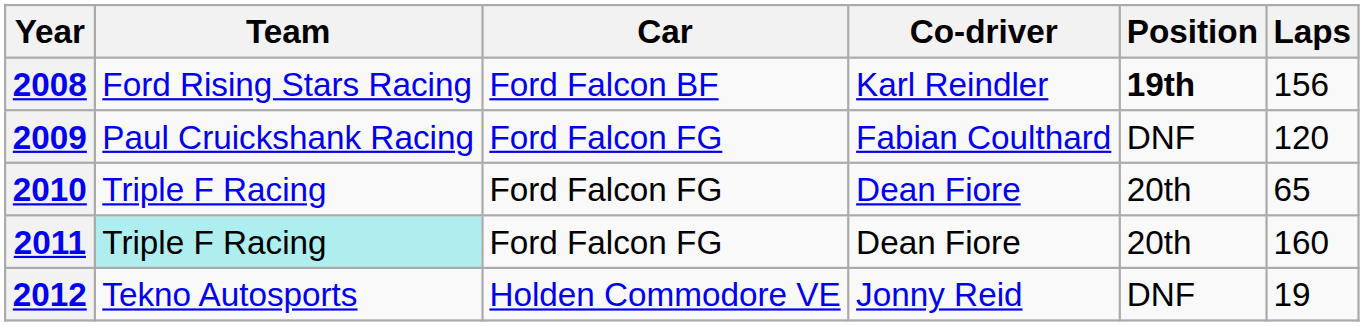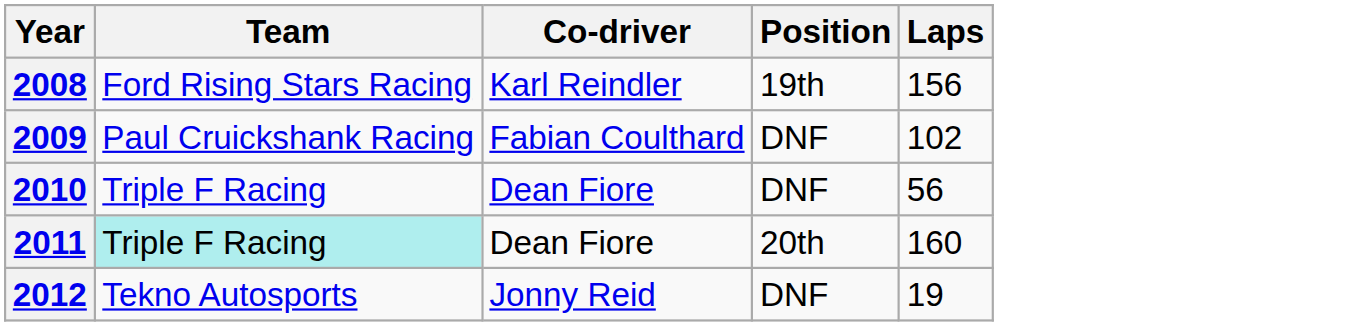- column: (665, 32)
(1161, 84) bold -> (792, 84) normal
(1301, 137) 120 -> (934, 137) 102
(1159, 190) 20th -> (794, 190) DNF
(1292, 190) 65 -> (925, 190) 56
